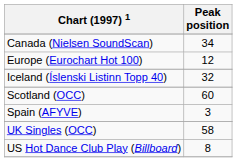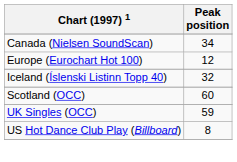- row: (44, 113)
(208, 130) 58 -> (208, 113) 59
